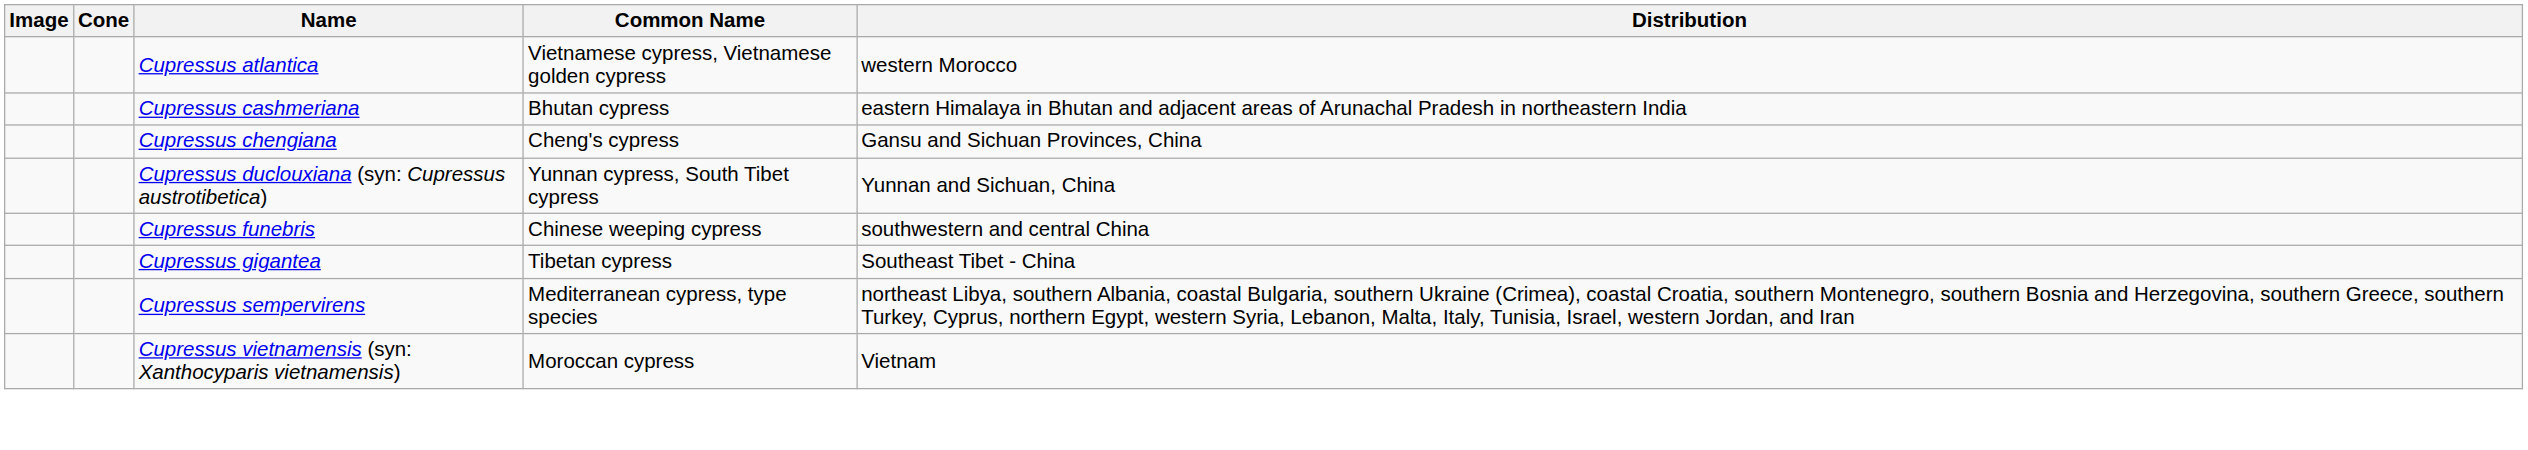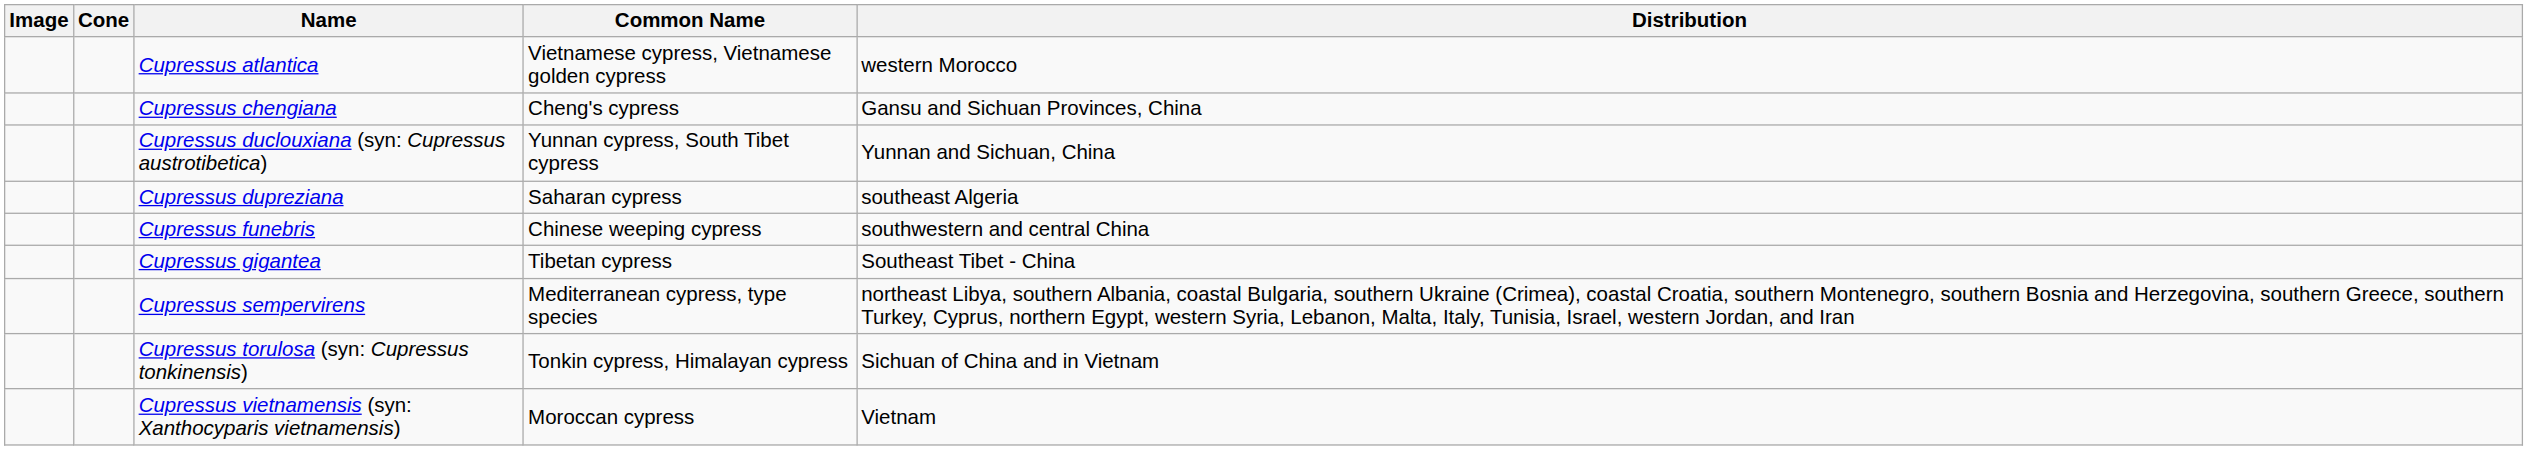- row: (249, 108)
+ row: (241, 196)
+ row: (304, 361)
